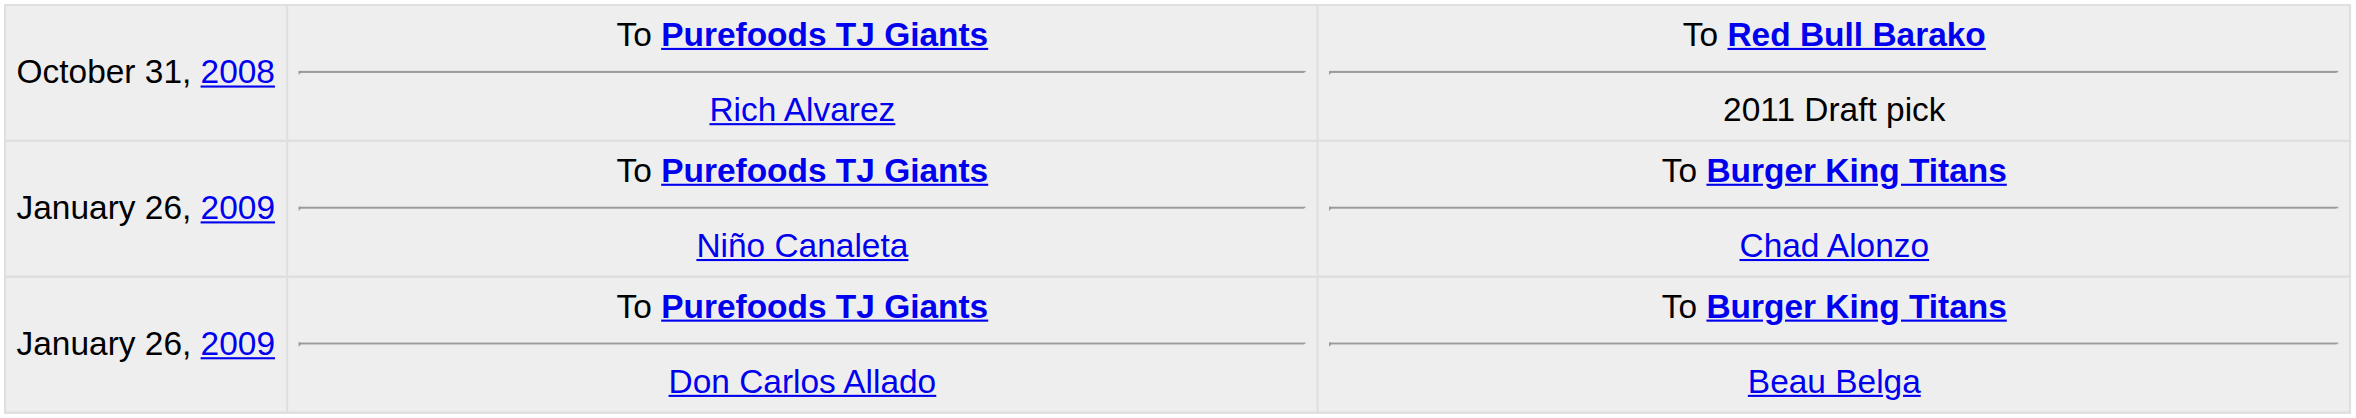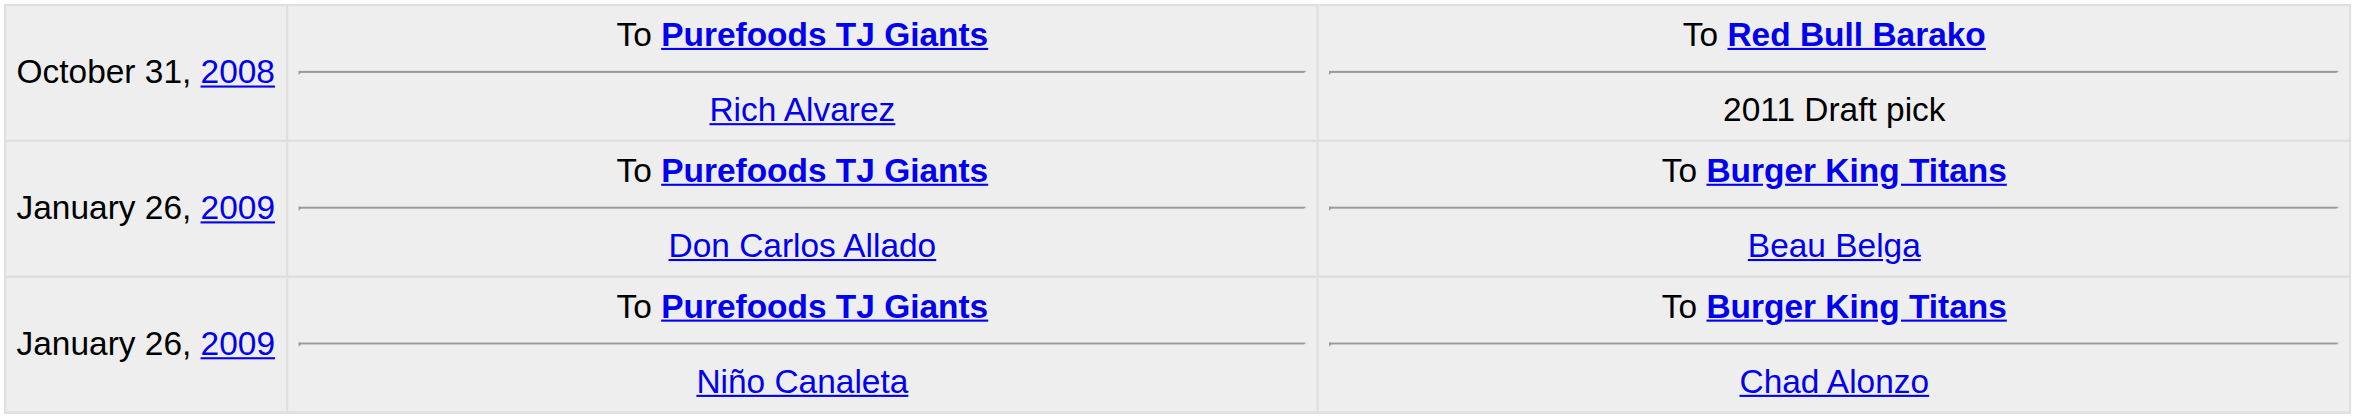rows swapped: (802, 344) <-> (802, 208)
